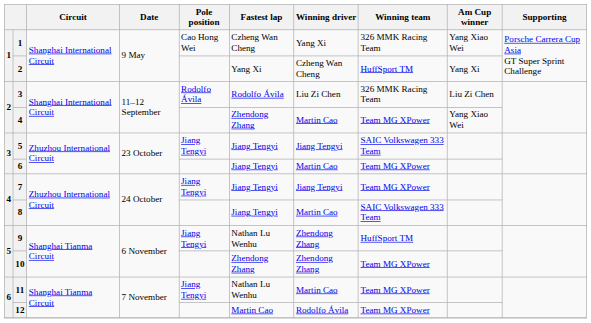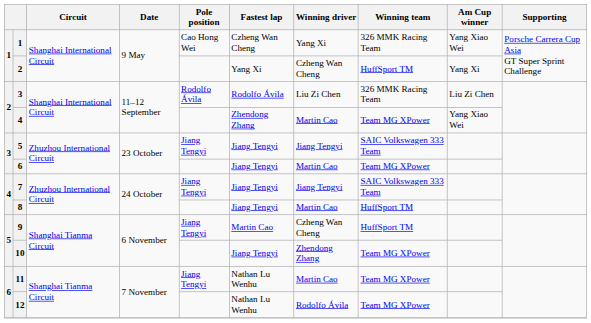(395, 186) Team MG XPower -> (402, 186) SAIC Volkswagen 333 Team
(402, 212) SAIC Volkswagen 333 Team -> (387, 206) HuffSport TM
(251, 238) Nathan Lu Wenhu -> (252, 227) Martin Cao
(314, 238) Zhendong Zhang -> (319, 227) Czheng Wan Cheng
(250, 263) Zhendong Zhang -> (255, 253) Jiang Tengyi
(252, 309) Martin Cao -> (251, 304) Nathan Lu Wenhu
